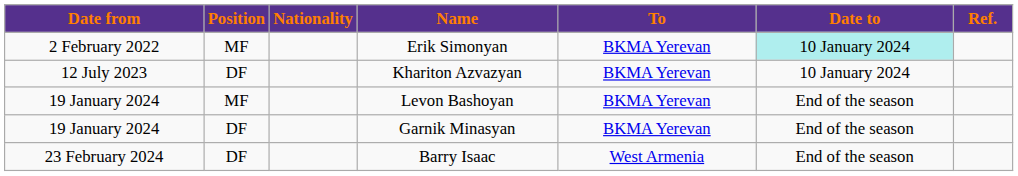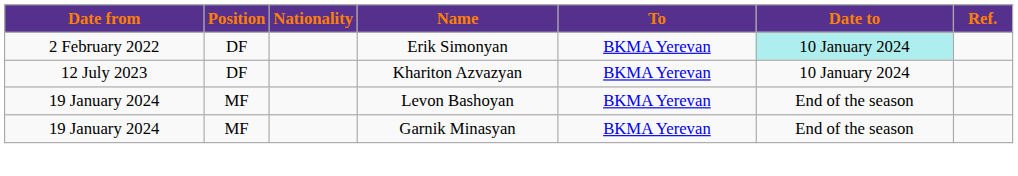(236, 46) MF -> (237, 46) DF
(236, 128) DF -> (237, 128) MF
- row: (457, 156)
